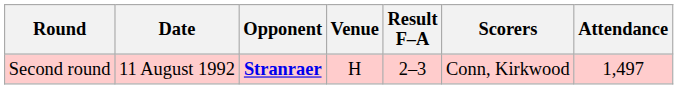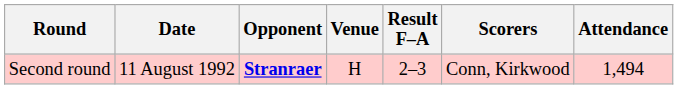(623, 68) 1,497 -> (623, 68) 1,494
